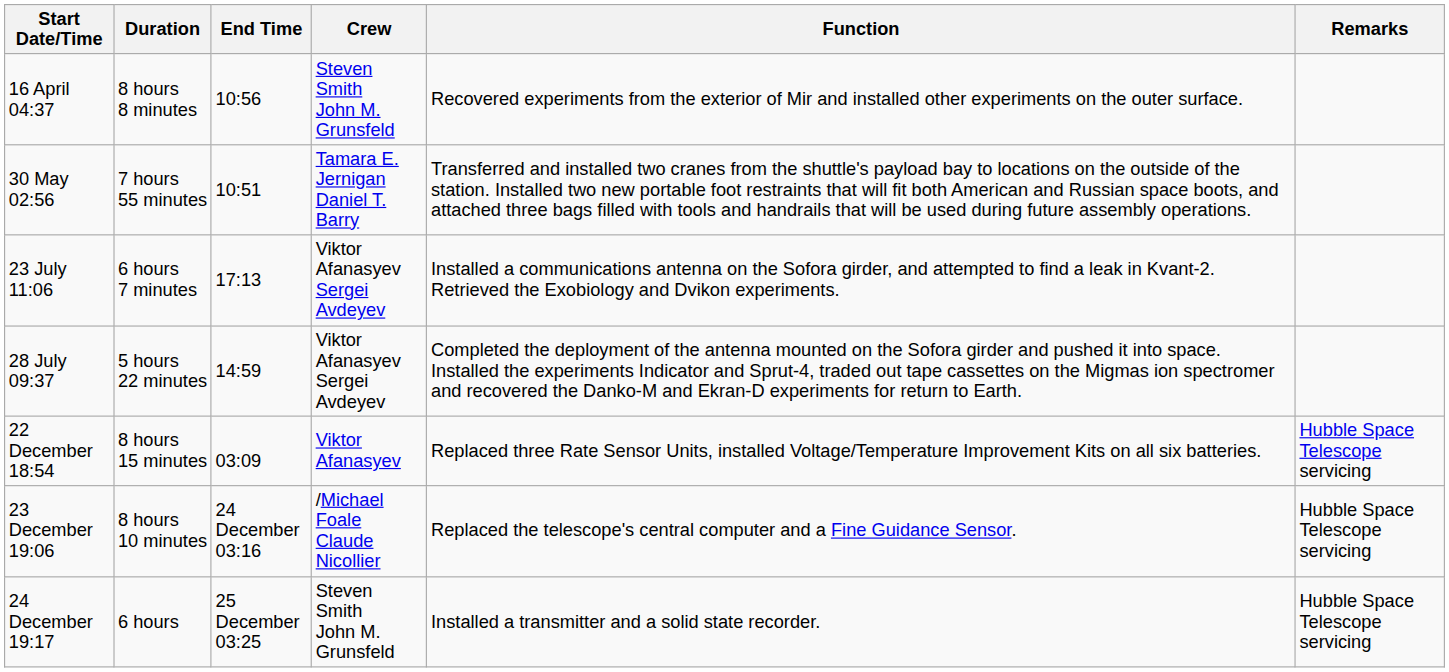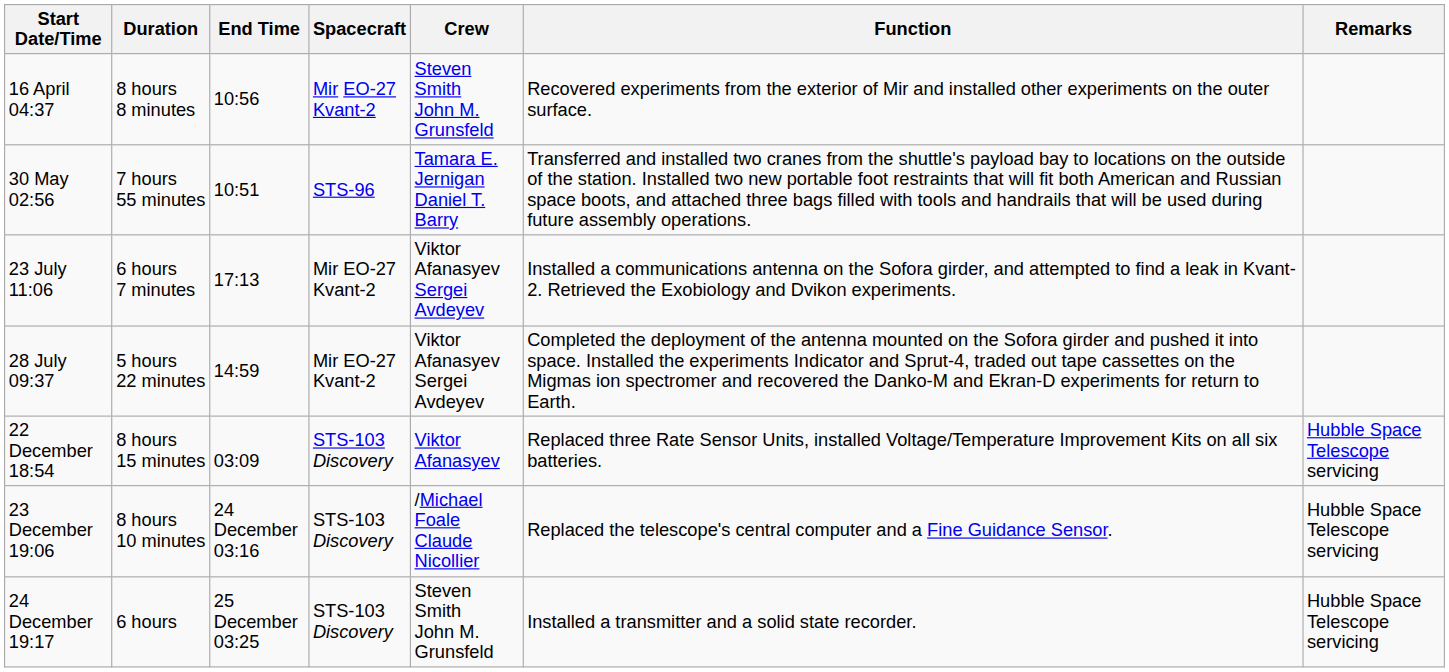+ column: (360, 29)
